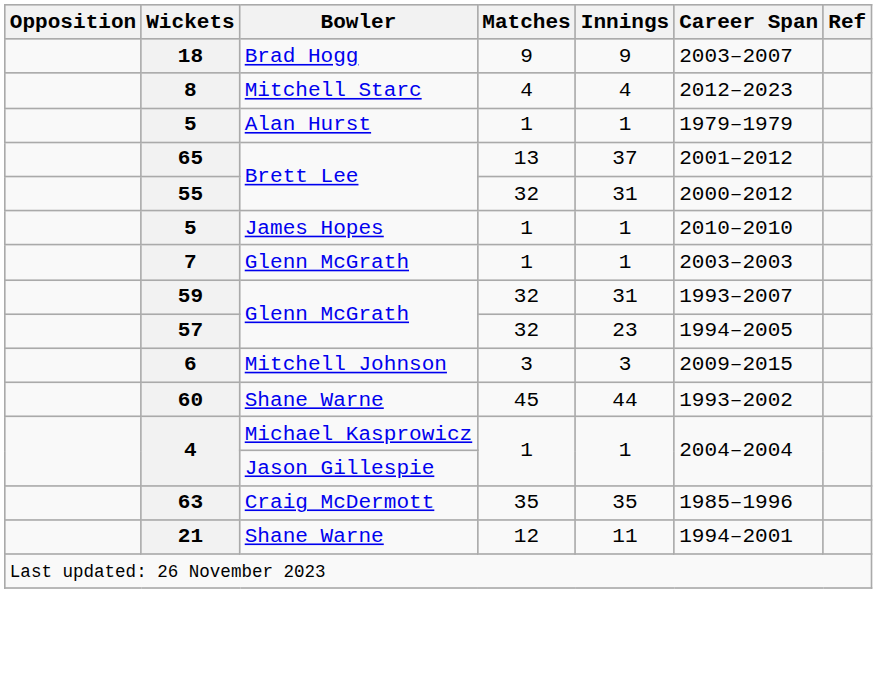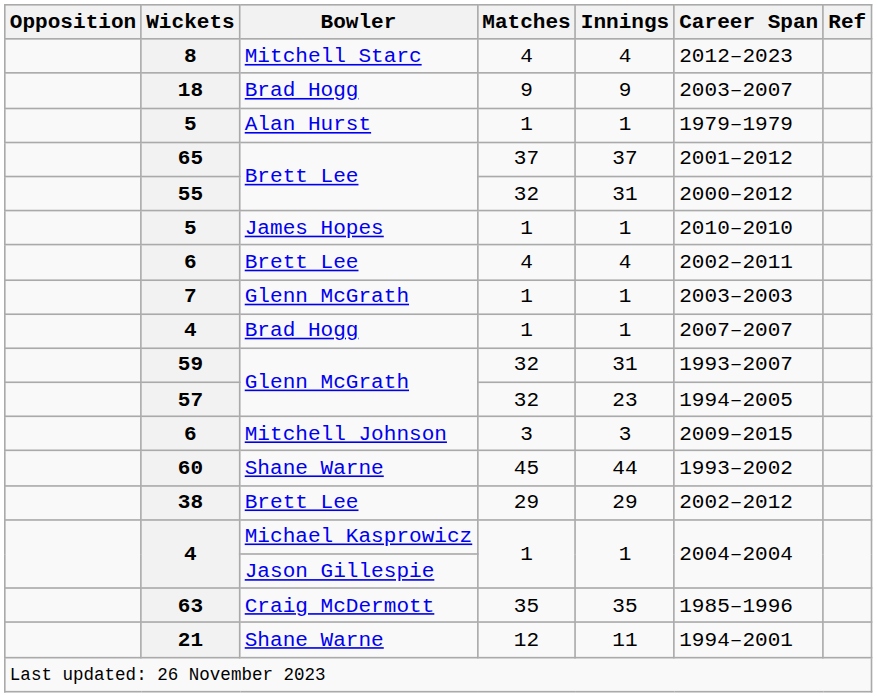rows swapped: (190, 91) <-> (190, 56)
(526, 159) 13 -> (526, 159) 37
+ row: (190, 262)
+ row: (190, 331)
+ row: (190, 503)
